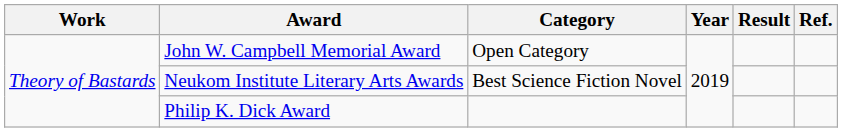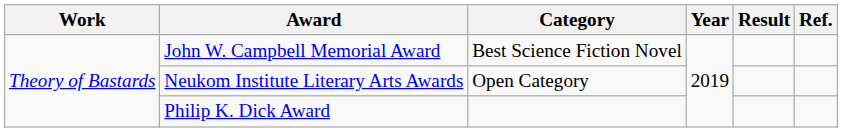(531, 50) Open Category -> (577, 50) Best Science Fiction Novel
(577, 80) Best Science Fiction Novel -> (531, 80) Open Category
